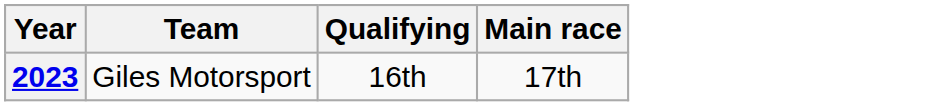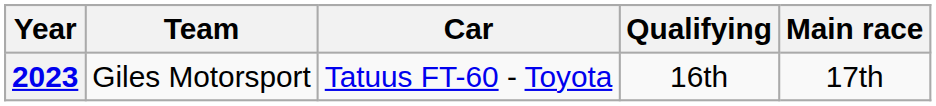+ column: (469, 29)
